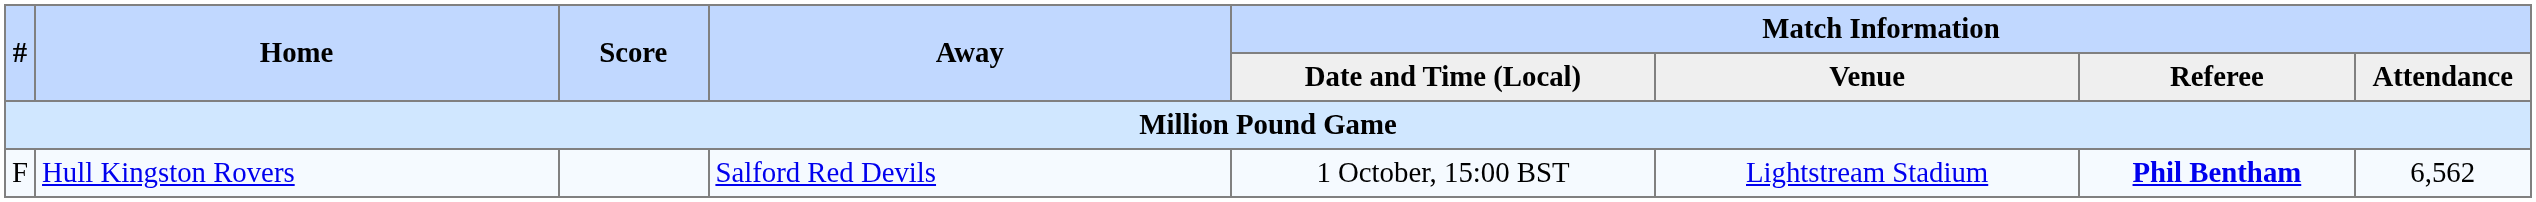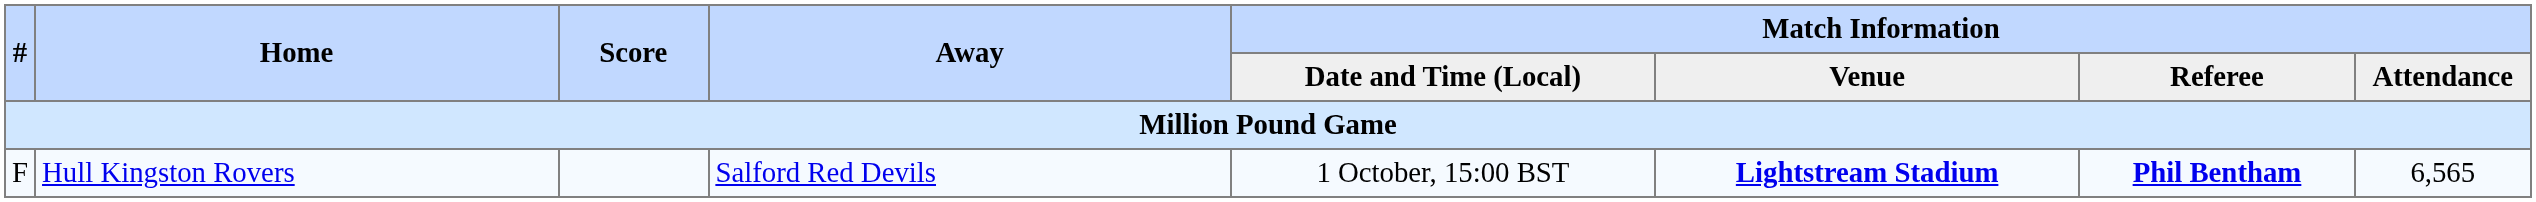(1867, 172) normal -> (1867, 172) bold
(2443, 172) 6,562 -> (2443, 172) 6,565
